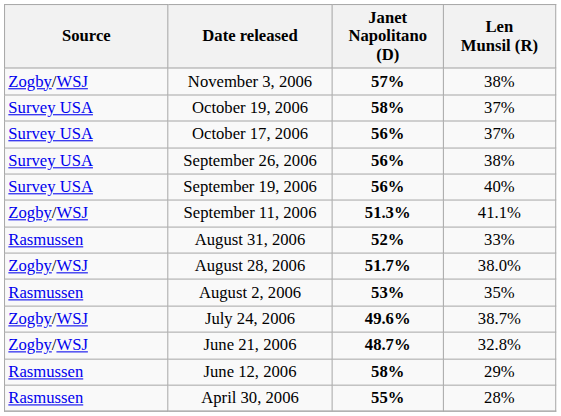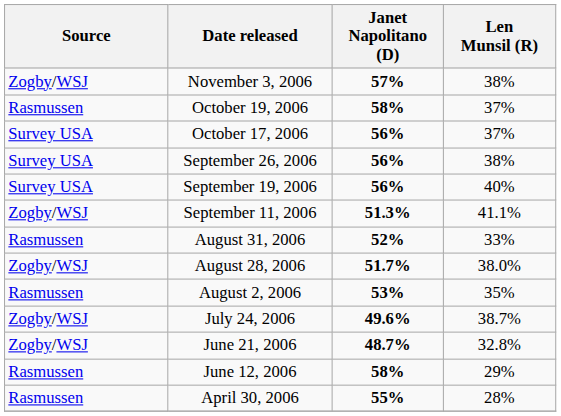(51, 107) Survey USA -> (46, 107) Rasmussen
